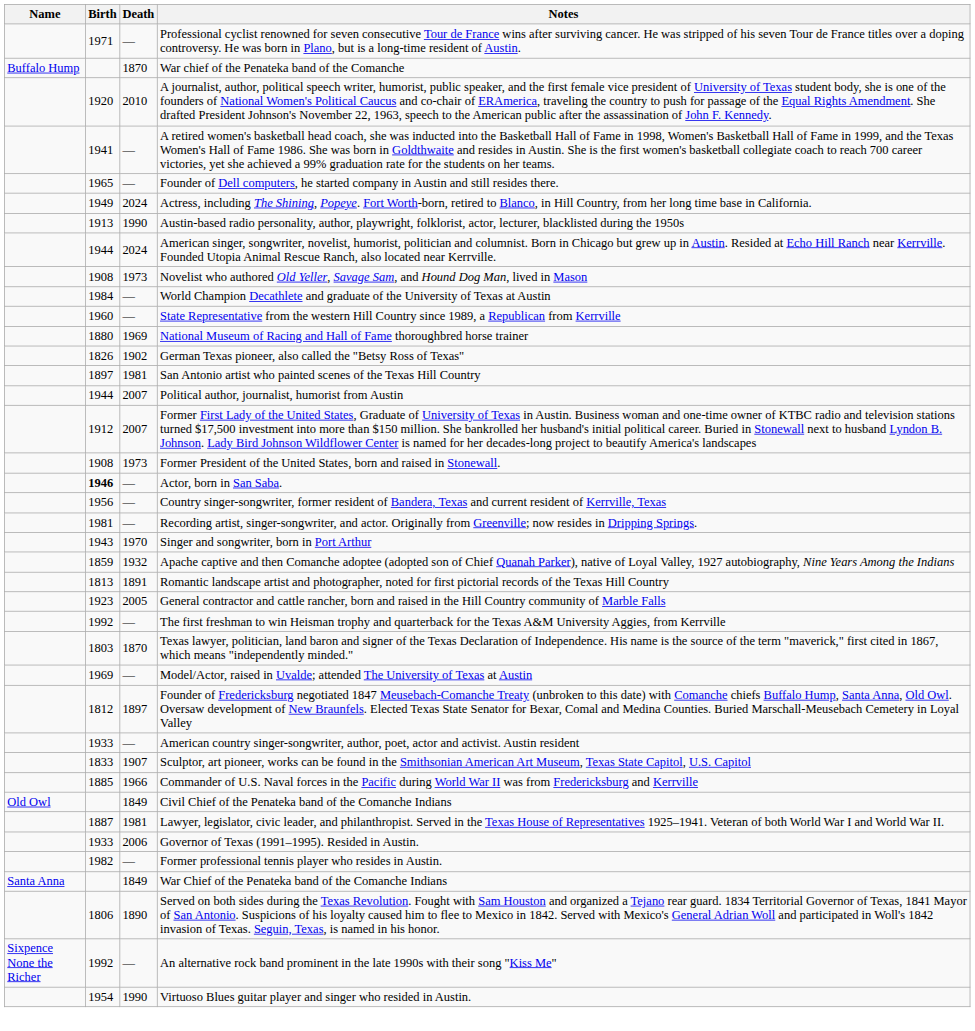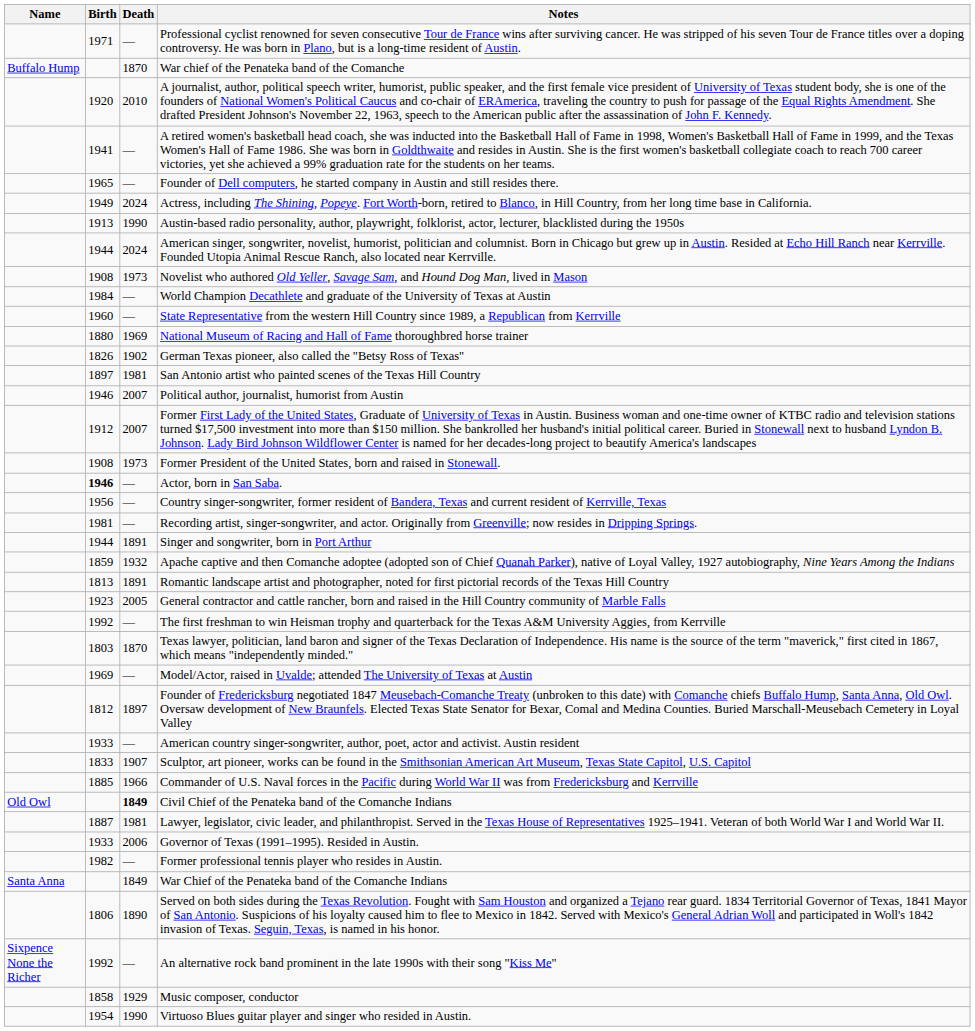(101, 395) 1944 -> (101, 395) 1946
(101, 542) 1943 -> (101, 542) 1944
(135, 542) 1970 -> (135, 542) 1891
(135, 802) normal -> (135, 802) bold
+ row: (229, 996)
